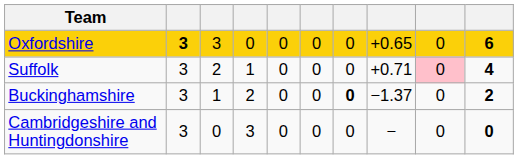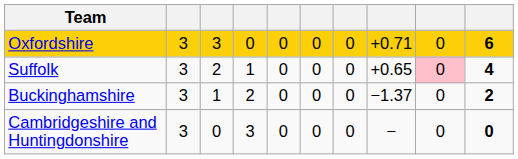(183, 43) bold -> (183, 43) normal
(391, 43) +0.65 -> (391, 43) +0.71
(391, 69) +0.71 -> (391, 69) +0.65
(350, 95) bold -> (350, 95) normal
